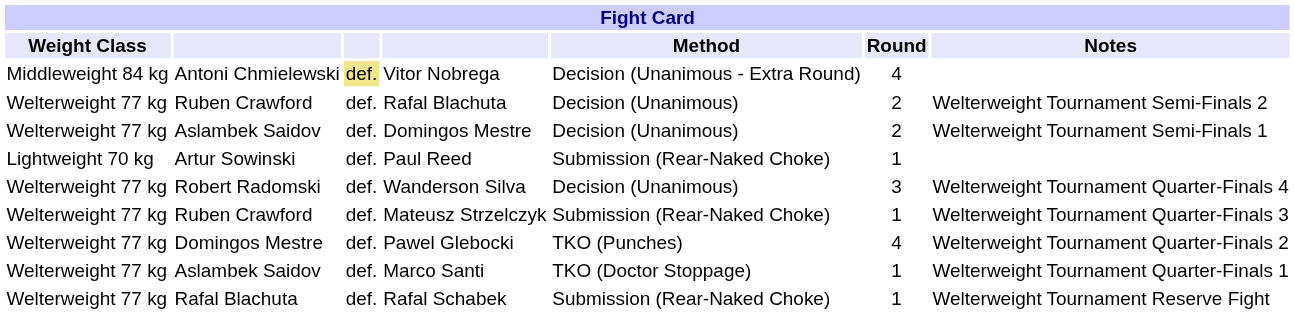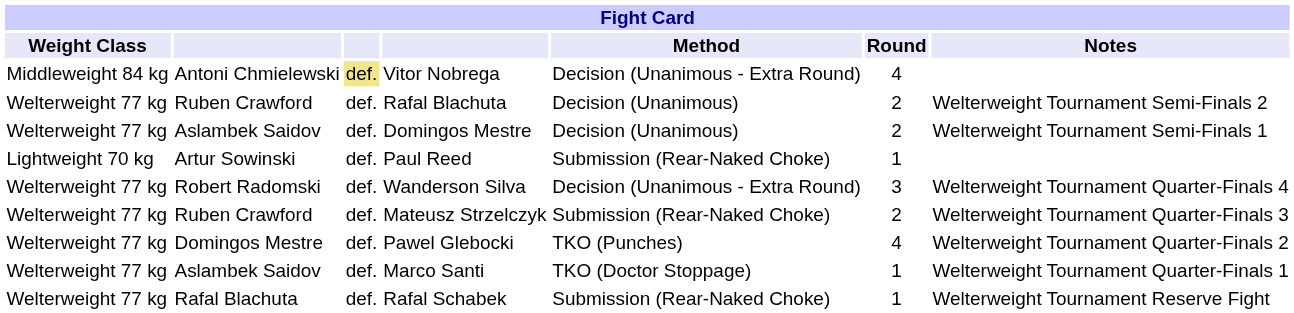(645, 186) Decision (Unanimous) -> (707, 186) Decision (Unanimous - Extra Round)
(897, 214) 1 -> (897, 214) 2
